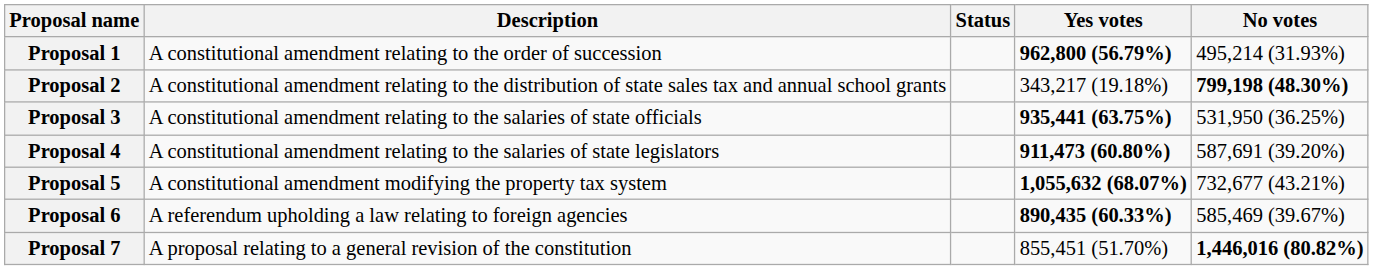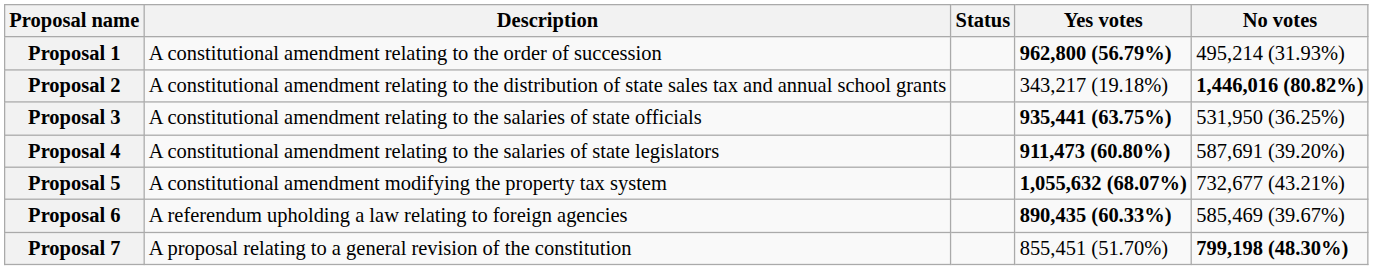(1272, 85) 799,198 (48.30%) -> (1280, 85) 1,446,016 (80.82%)
(1280, 248) 1,446,016 (80.82%) -> (1272, 248) 799,198 (48.30%)
